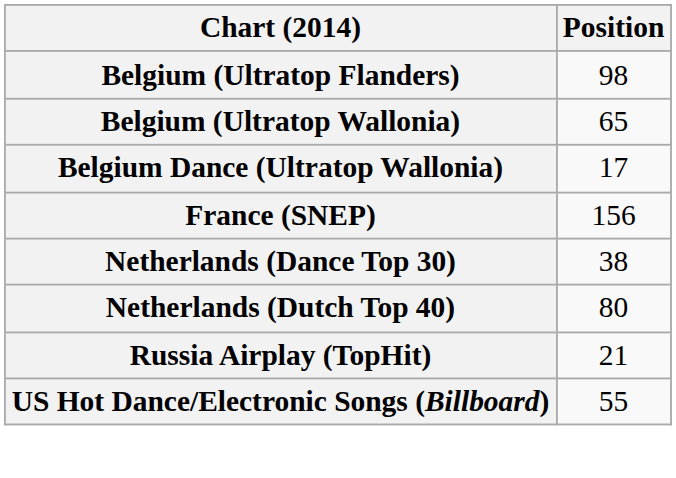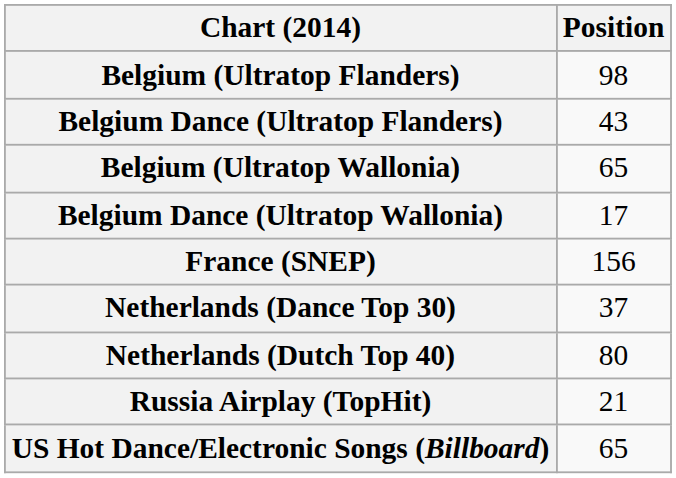+ row: (280, 121)
(614, 261) 38 -> (614, 307) 37
(614, 401) 55 -> (614, 448) 65
